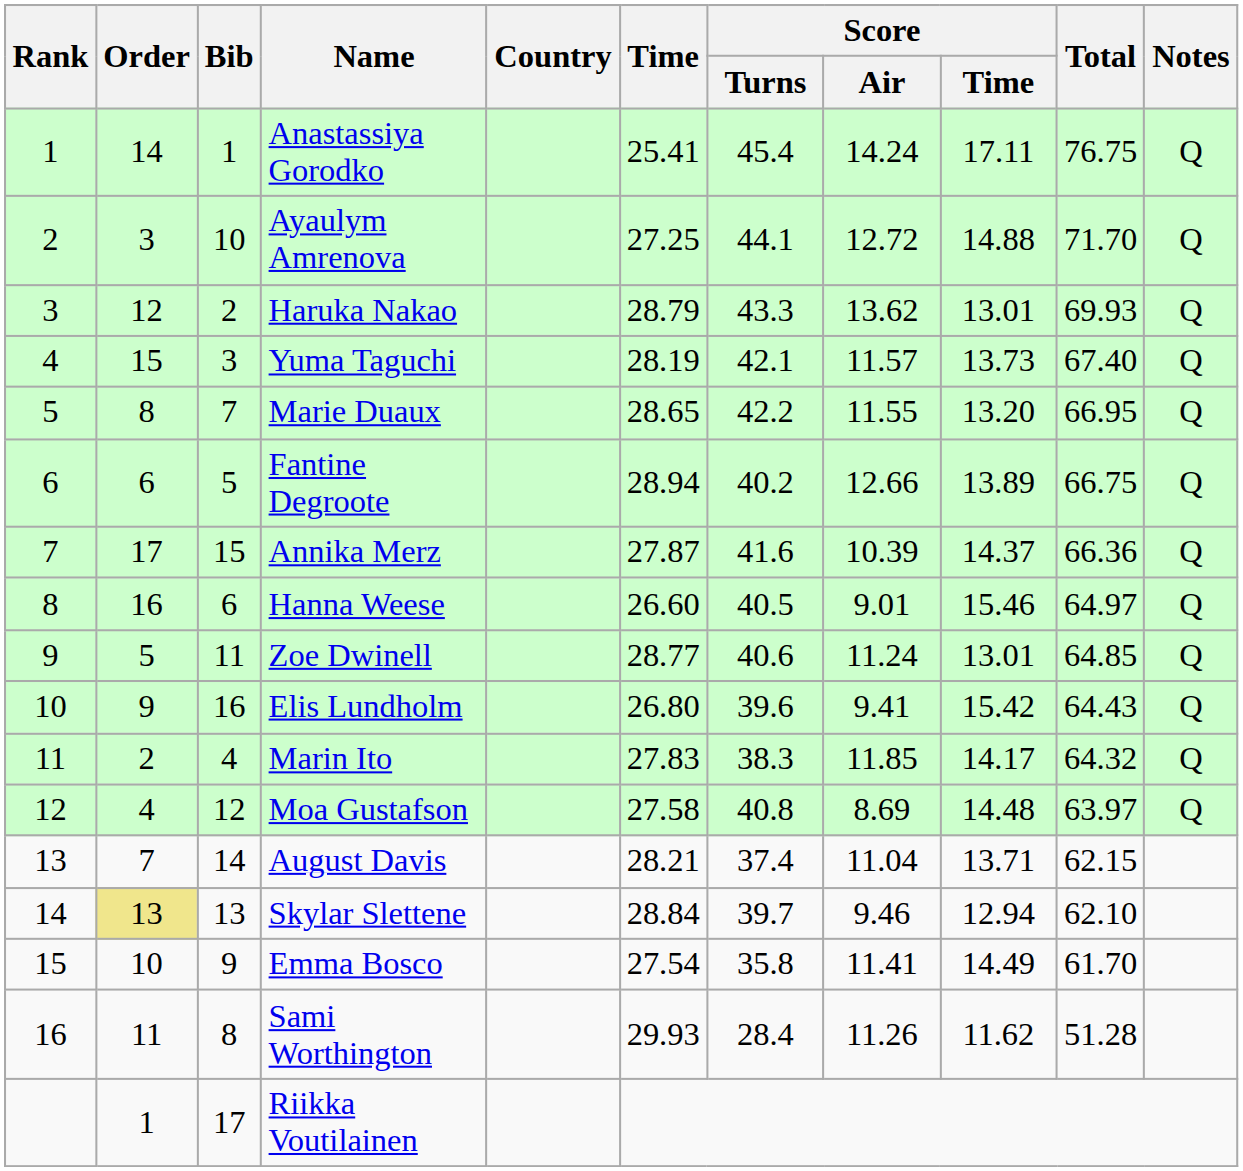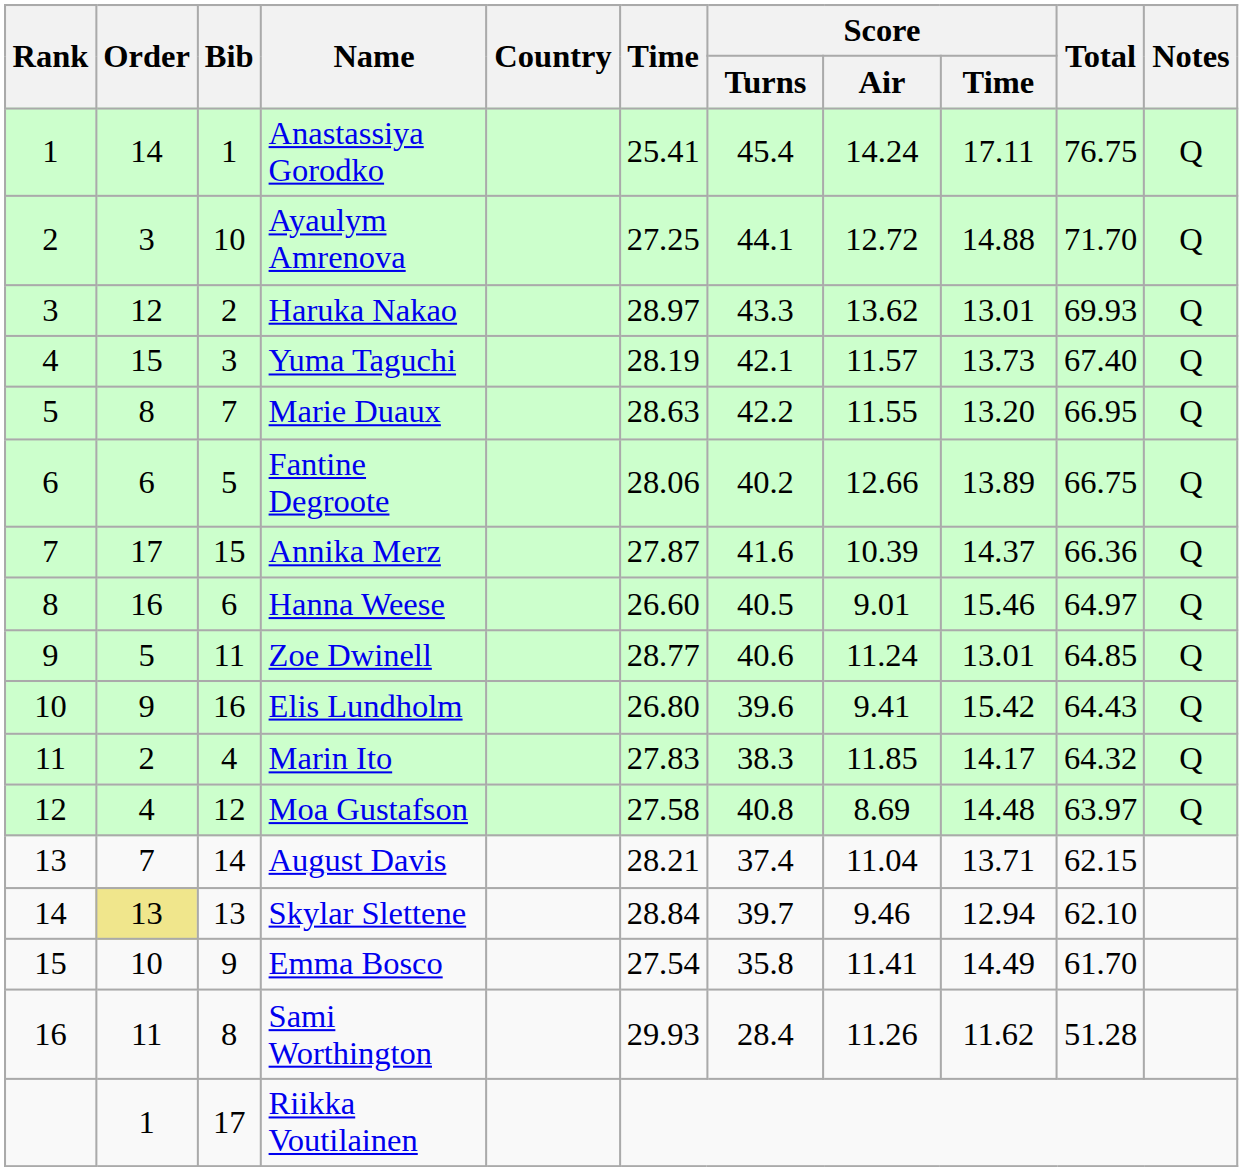(663, 309) 28.79 -> (663, 309) 28.97
(663, 412) 28.65 -> (663, 412) 28.63
(663, 482) 28.94 -> (663, 482) 28.06
